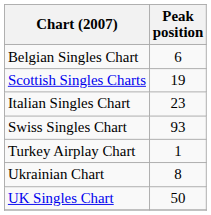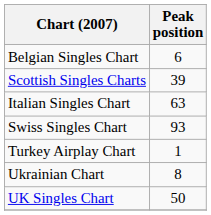(178, 80) 19 -> (178, 80) 39
(178, 103) 23 -> (178, 103) 63
